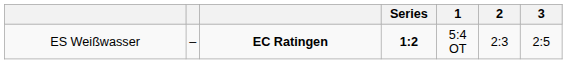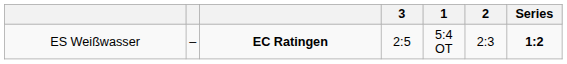columns swapped: (409, 14) <-> (541, 14)
